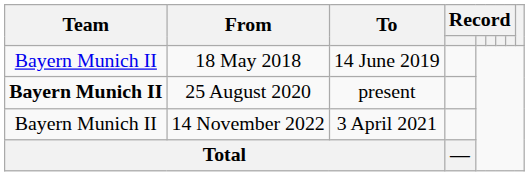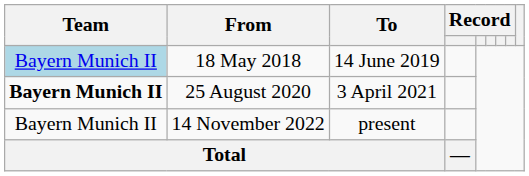(86, 60) no background -> (86, 60) lightblue background
(387, 92) present -> (387, 92) 3 April 2021
(387, 123) 3 April 2021 -> (387, 123) present
